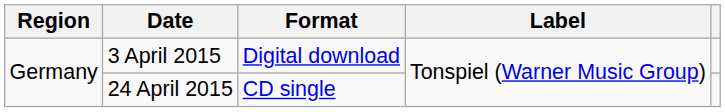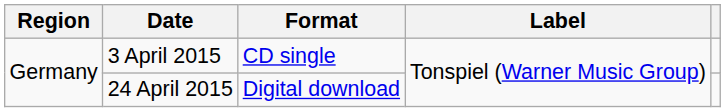(321, 55) Digital download -> (289, 55) CD single
(289, 89) CD single -> (321, 89) Digital download
